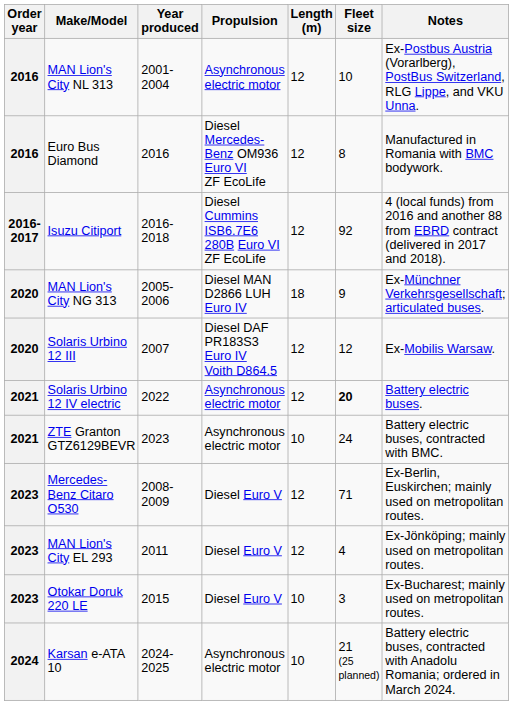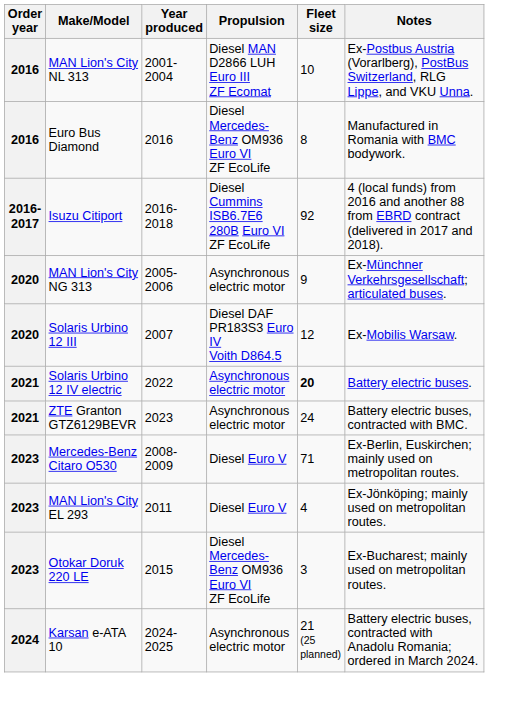- column: (312, 21)
(245, 77) Asynchronous electric motor -> (243, 70) Diesel MAN D2866 LUH Euro III ZF Ecomat
(238, 293) Diesel MAN D2866 LUH Euro IV -> (249, 279) Asynchronous electric motor
(243, 598) Diesel Euro V -> (246, 570) Diesel Mercedes-Benz OM936 Euro VI ZF EcoLife
